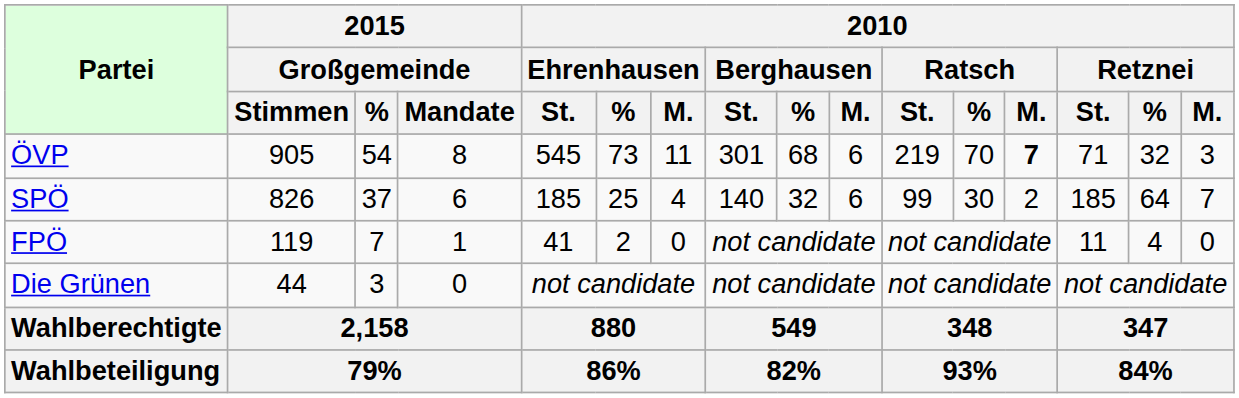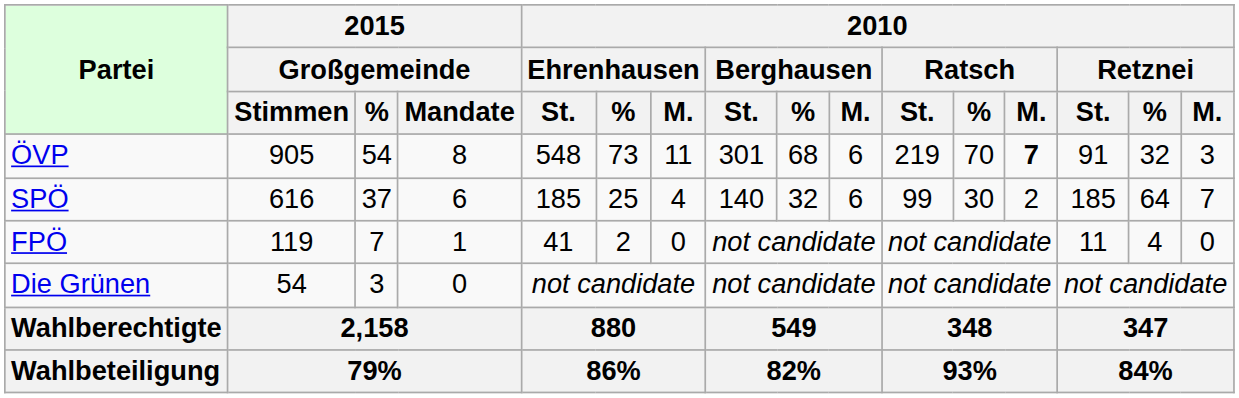(558, 155) 545 -> (558, 155) 548
(1093, 155) 71 -> (1093, 155) 91
(292, 198) 826 -> (292, 198) 616
(292, 284) 44 -> (292, 284) 54
